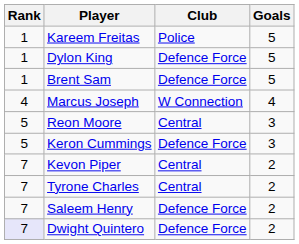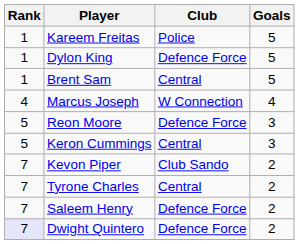(202, 80) Defence Force -> (180, 80) Central
(180, 122) Central -> (202, 122) Defence Force
(202, 144) Defence Force -> (180, 144) Central
(180, 165) Central -> (193, 165) Club Sando
